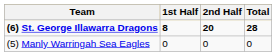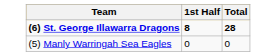- column: (222, 12)
